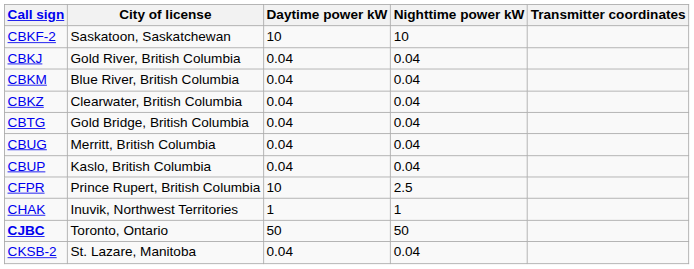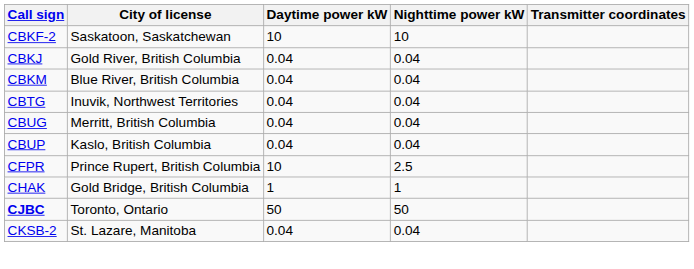- row: (26, 101)
(160, 123) Gold Bridge, British Columbia -> (154, 101) Inuvik, Northwest Territories
(154, 209) Inuvik, Northwest Territories -> (160, 187) Gold Bridge, British Columbia
